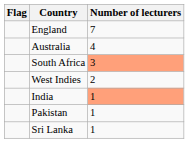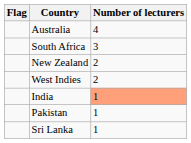- row: (49, 29)
(93, 63) lightsalmon background -> (96, 46) no background
+ row: (60, 63)
